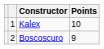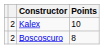(13, 24) 1 -> (13, 24) 2
(74, 37) 9 -> (74, 37) 8
